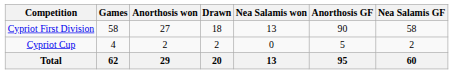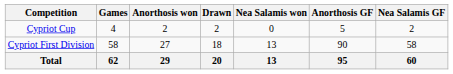rows swapped: (51, 29) <-> (51, 45)
